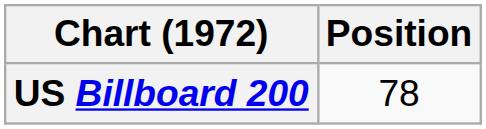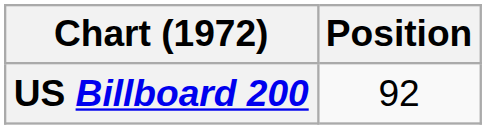(399, 92) 78 -> (399, 92) 92
